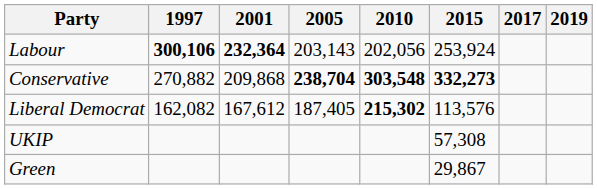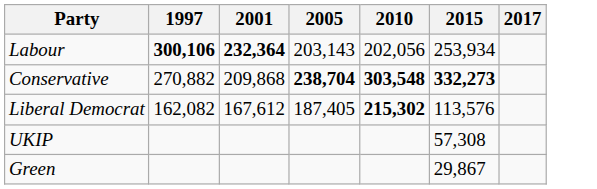- column: (569, 19)
(464, 49) 253,924 -> (464, 49) 253,934
